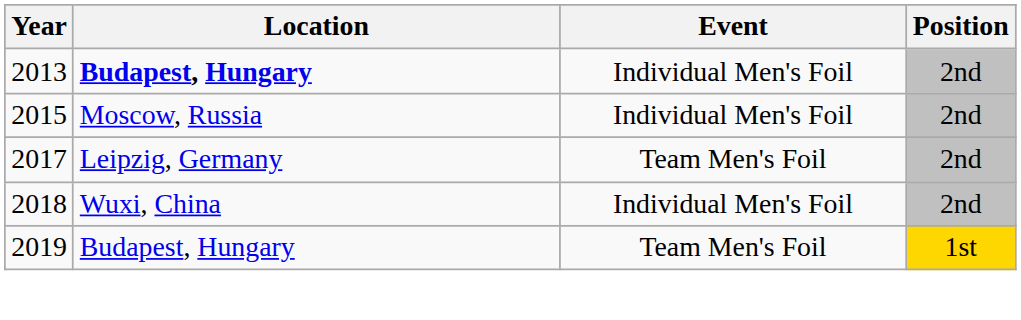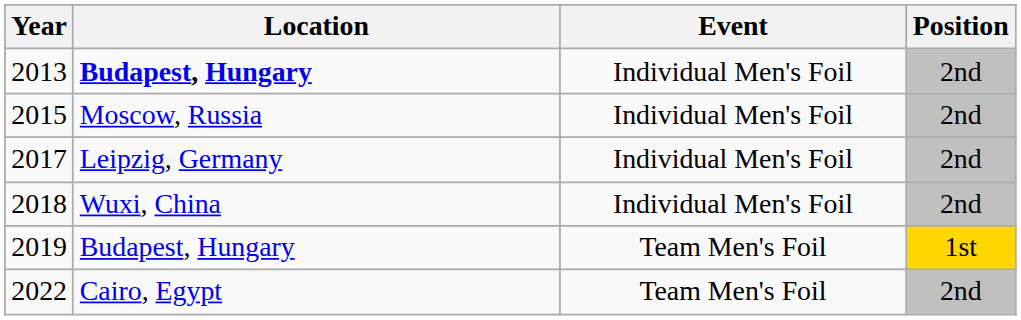(733, 159) Team Men's Foil -> (733, 159) Individual Men's Foil
+ row: (39, 291)
